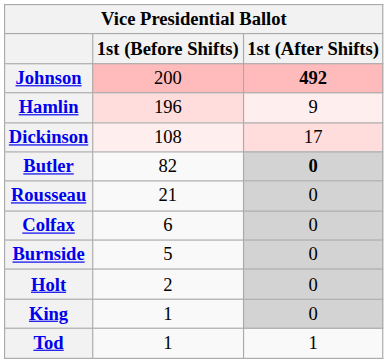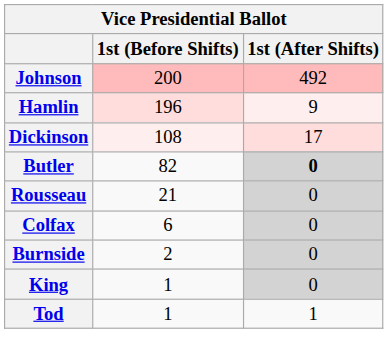(313, 78) bold -> (313, 78) normal
(168, 254) 5 -> (168, 254) 2
- row: (49, 284)
